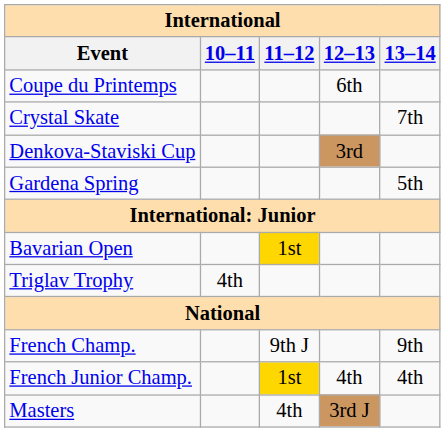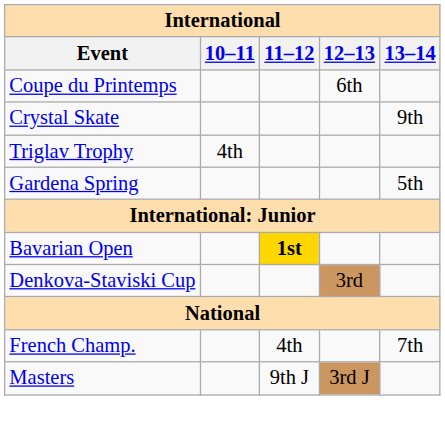(410, 118) 7th -> (410, 118) 9th
rows swapped: (102, 150) <-> (71, 280)
(289, 248) normal -> (289, 248) bold
(289, 345) 9th J -> (289, 345) 4th
(410, 345) 9th -> (410, 345) 7th
- row: (101, 378)
(289, 410) 4th -> (289, 378) 9th J
